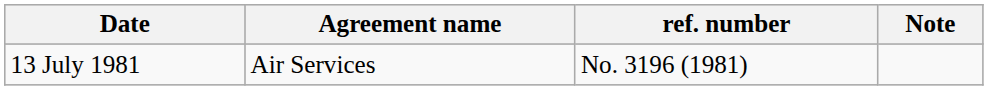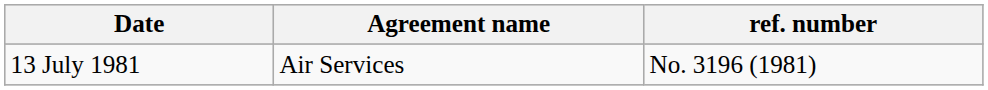- column: (930, 24)
